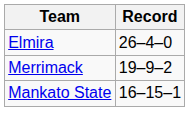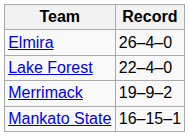+ row: (50, 67)
